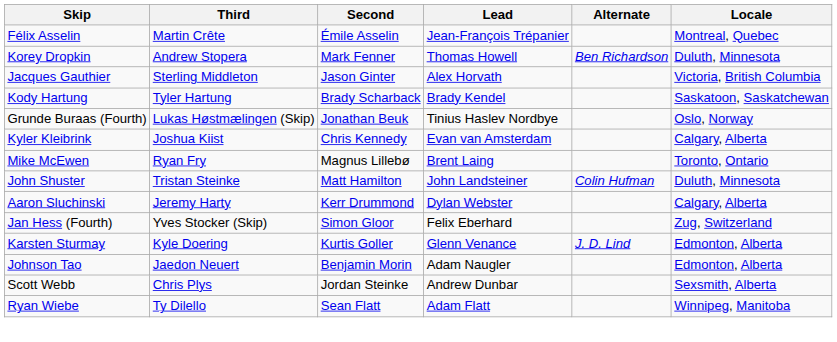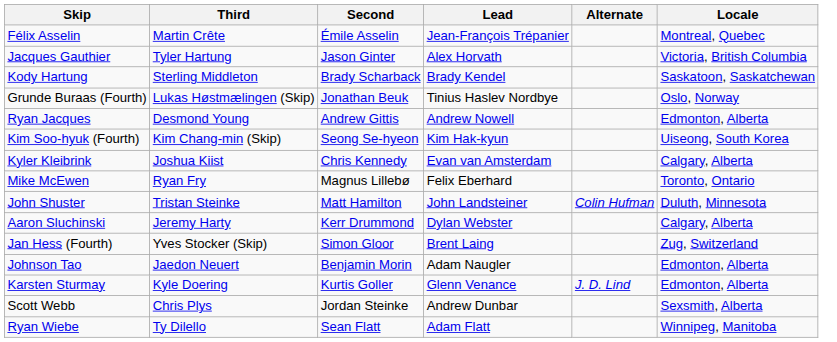- row: (49, 56)
(205, 77) Sterling Middleton -> (192, 56) Tyler Hartung
(192, 98) Tyler Hartung -> (205, 77) Sterling Middleton
+ row: (49, 118)
+ row: (73, 139)
(460, 160) Brent Laing -> (469, 181) Felix Eberhard
(469, 222) Felix Eberhard -> (460, 243) Brent Laing
rows swapped: (56, 243) <-> (45, 264)
